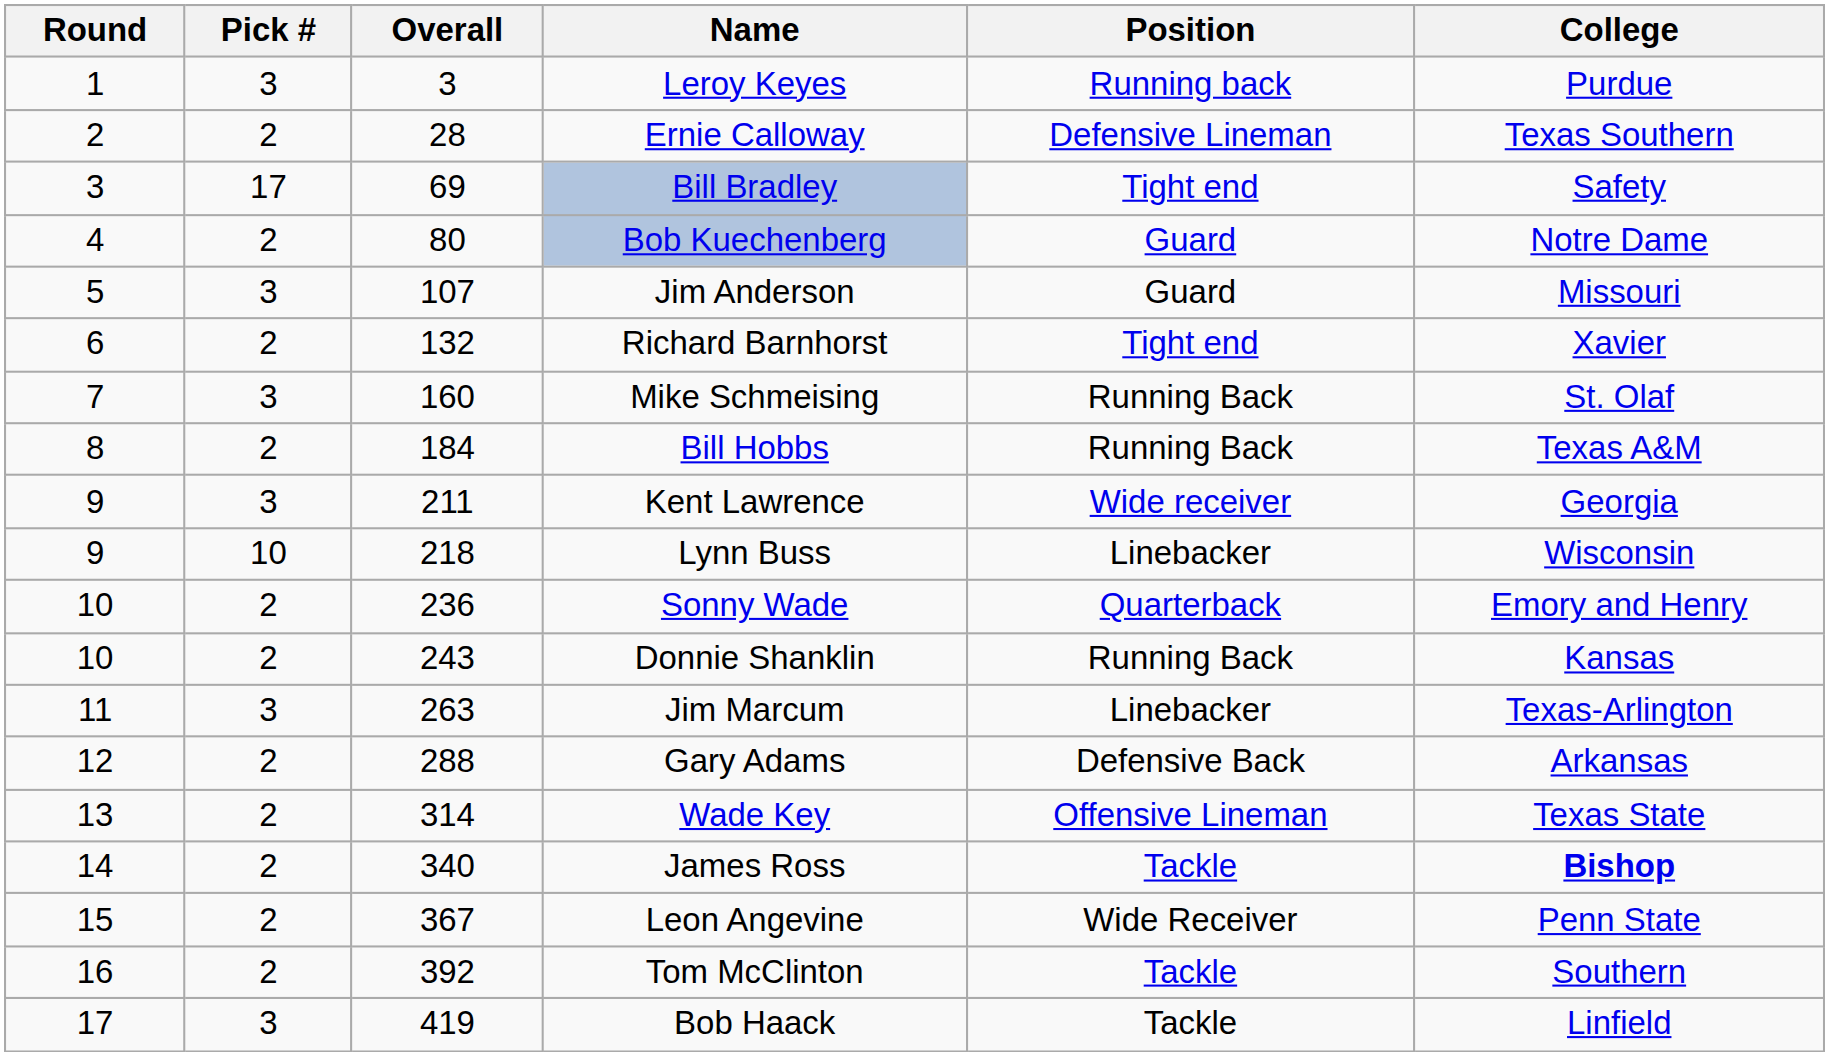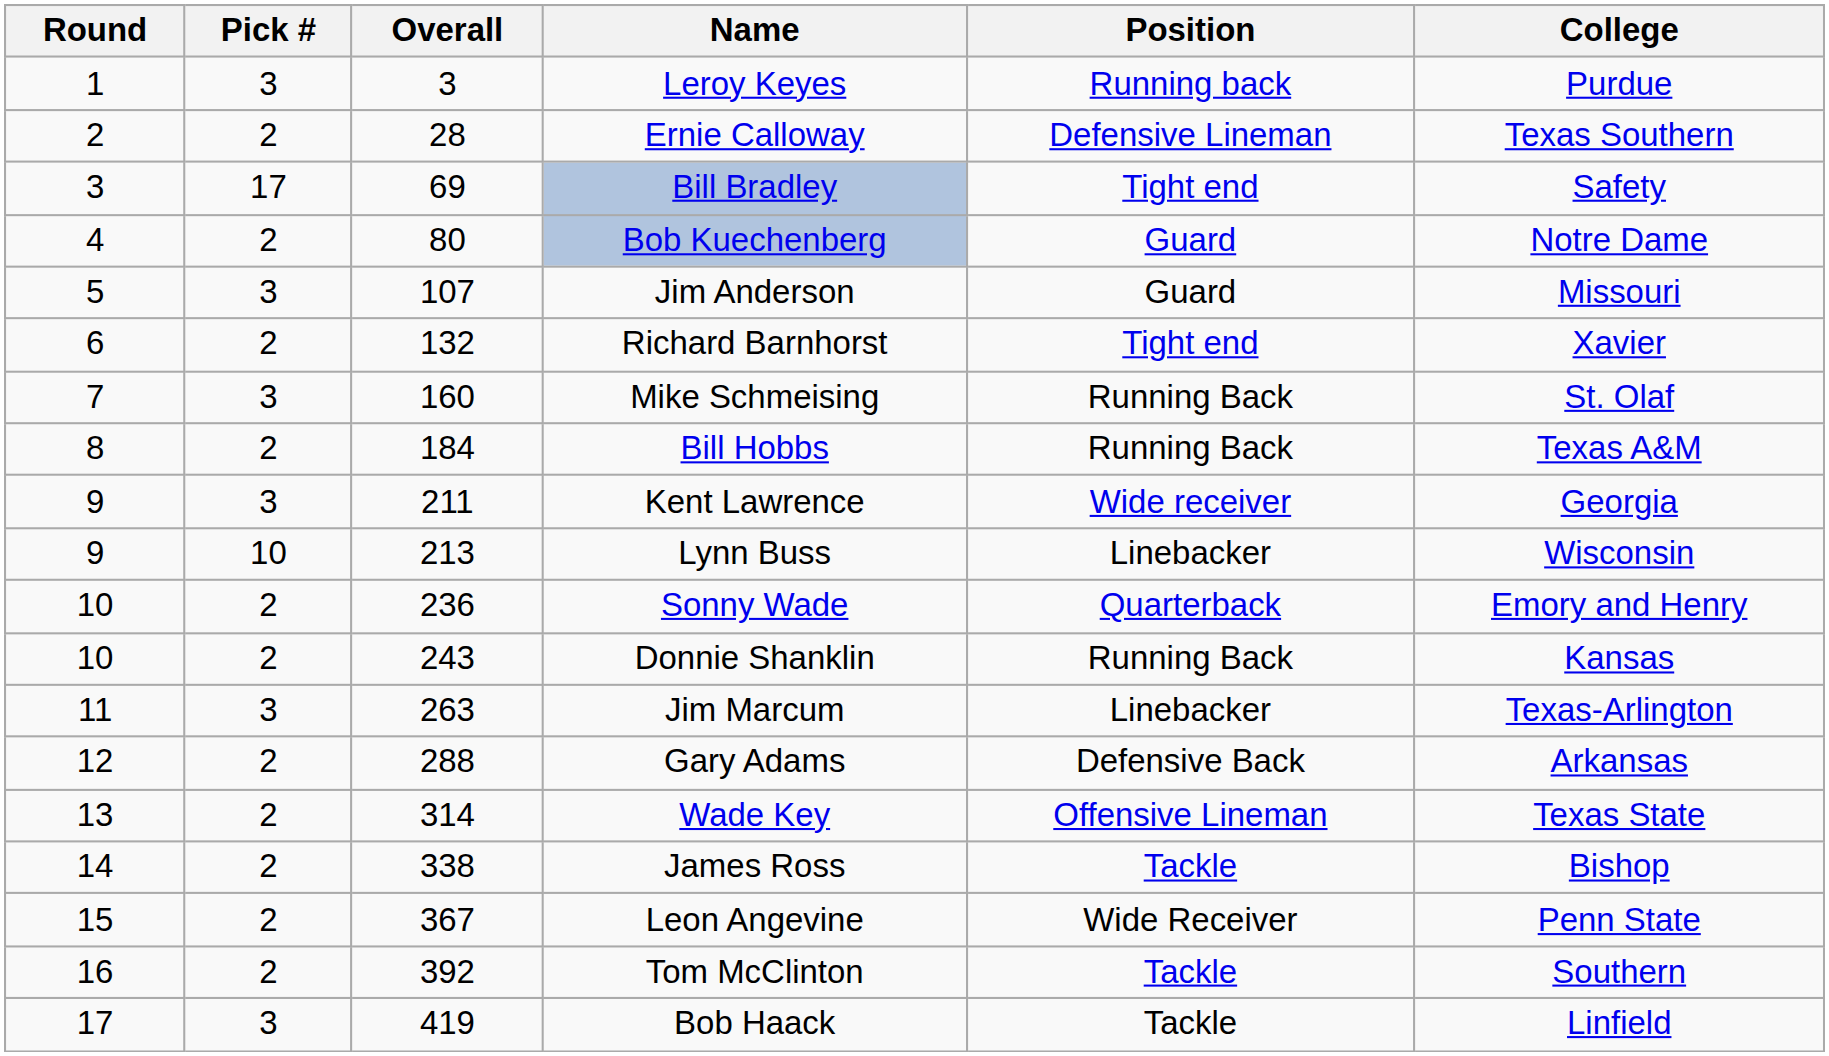(447, 553) 218 -> (447, 553) 213
(447, 866) 340 -> (447, 866) 338
(1619, 866) bold -> (1619, 866) normal
